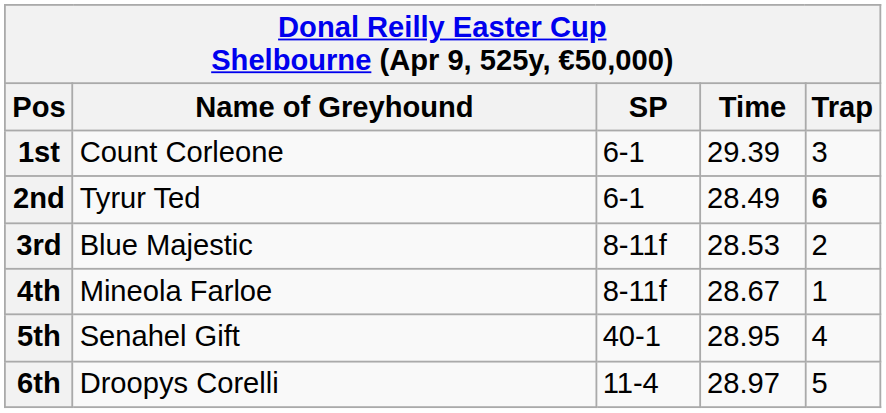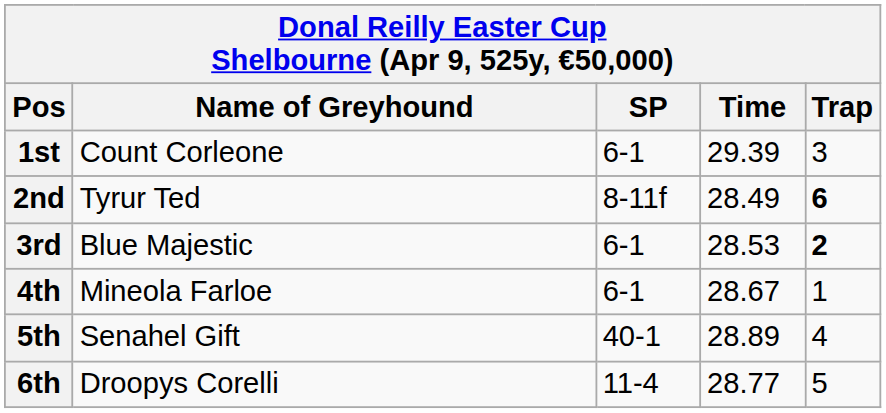(624, 198) 6-1 -> (635, 198) 8-11f
(635, 245) 8-11f -> (624, 245) 6-1
(820, 245) normal -> (820, 245) bold
(635, 291) 8-11f -> (624, 291) 6-1
(744, 337) 28.95 -> (744, 337) 28.89
(744, 383) 28.97 -> (744, 383) 28.77
